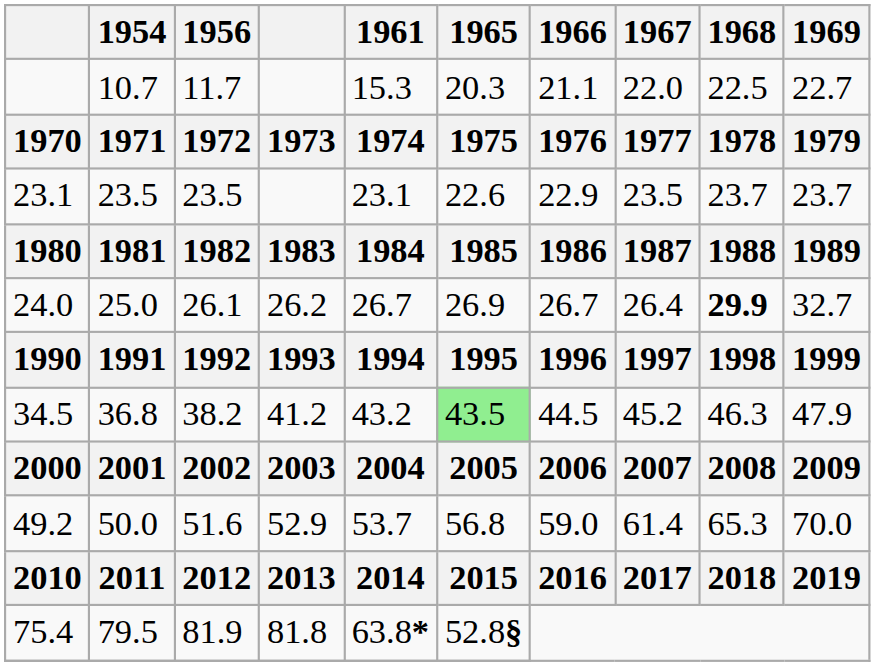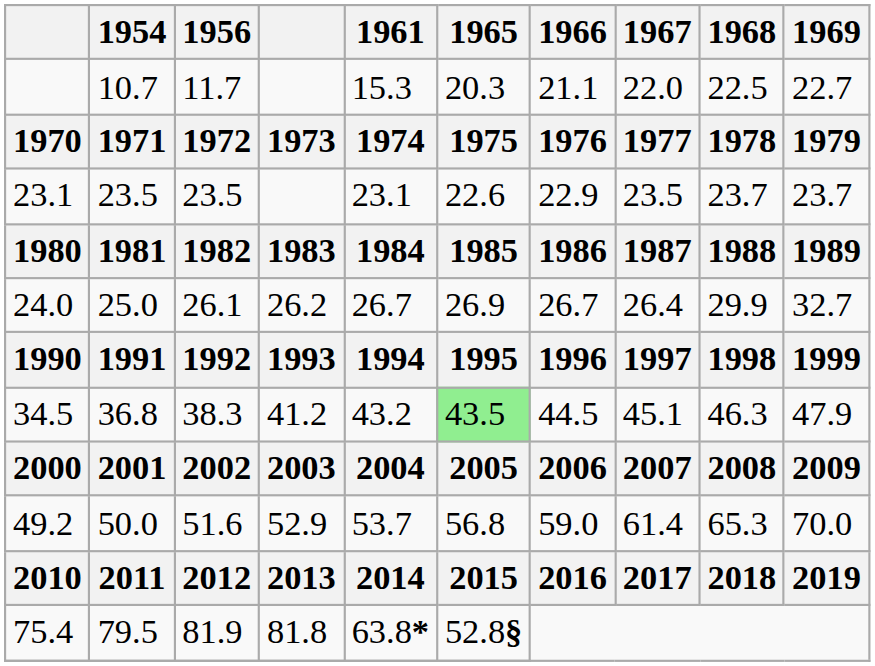(738, 304) bold -> (738, 304) normal
(212, 413) 38.2 -> (212, 413) 38.3
(653, 413) 45.2 -> (653, 413) 45.1
